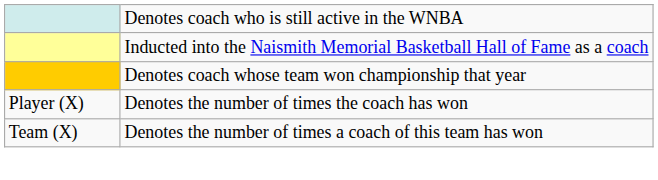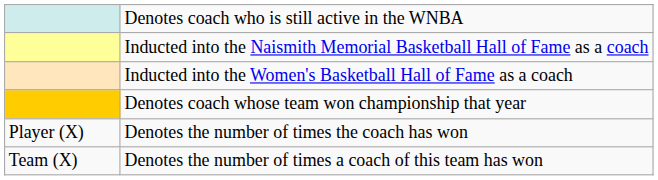+ row: (349, 75)
